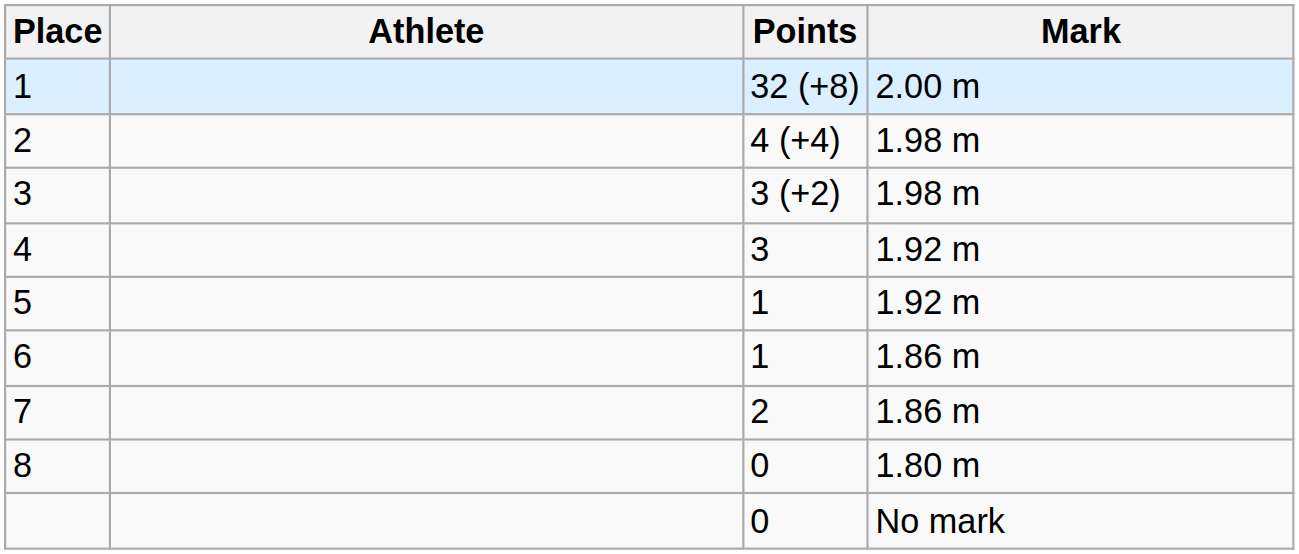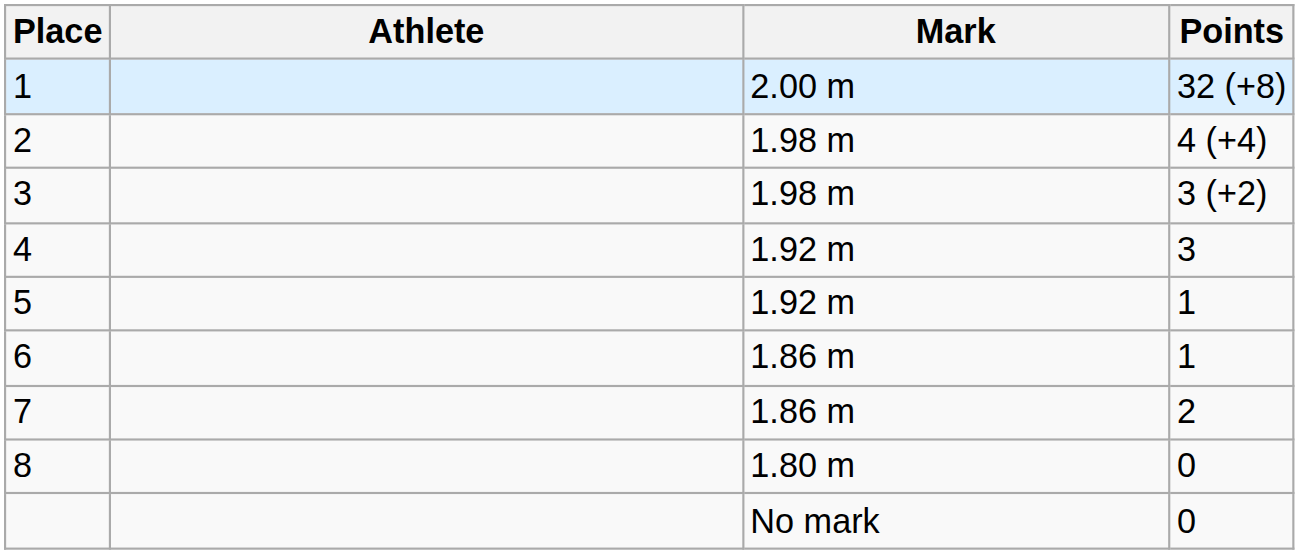columns swapped: (1081, 31) <-> (805, 31)
